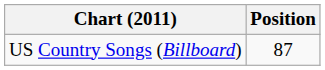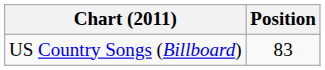(283, 49) 87 -> (283, 49) 83
